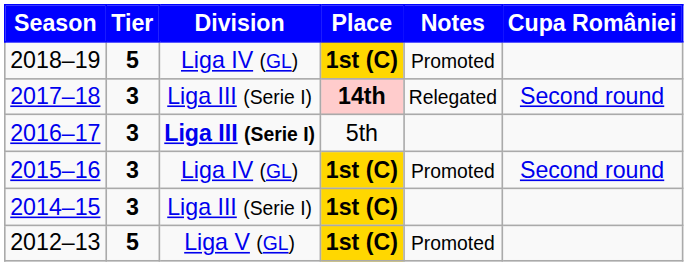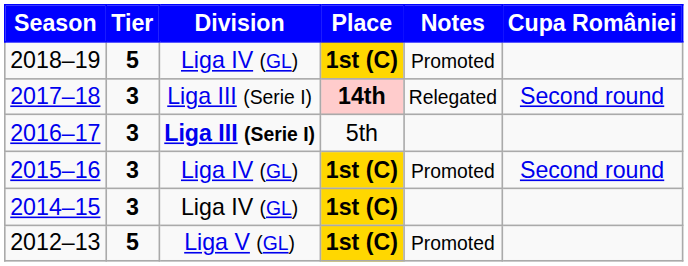(240, 207) Liga III (Serie I) -> (240, 207) Liga IV (GL)
